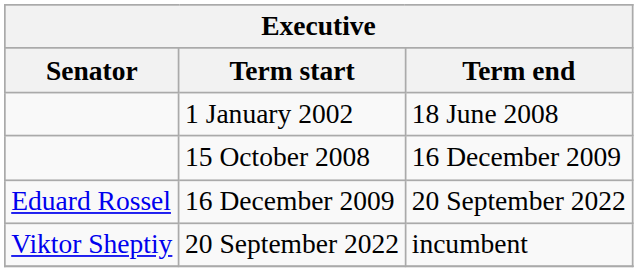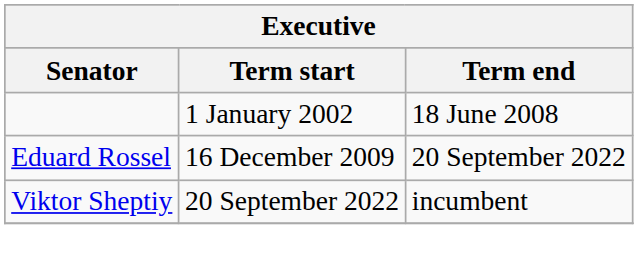- row: (278, 157)
